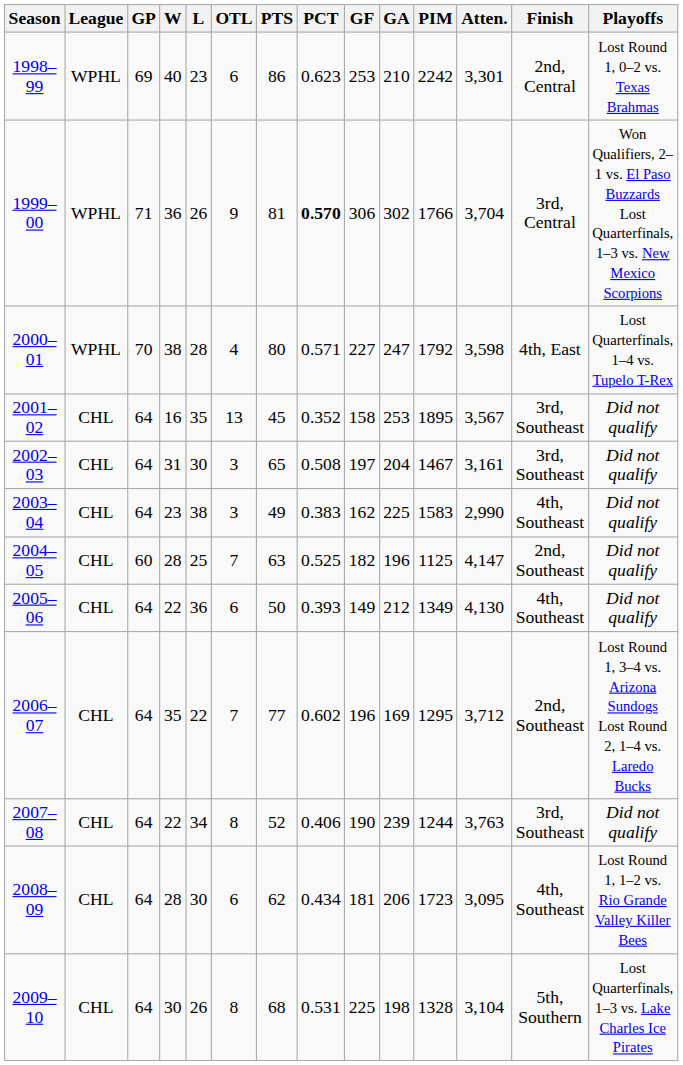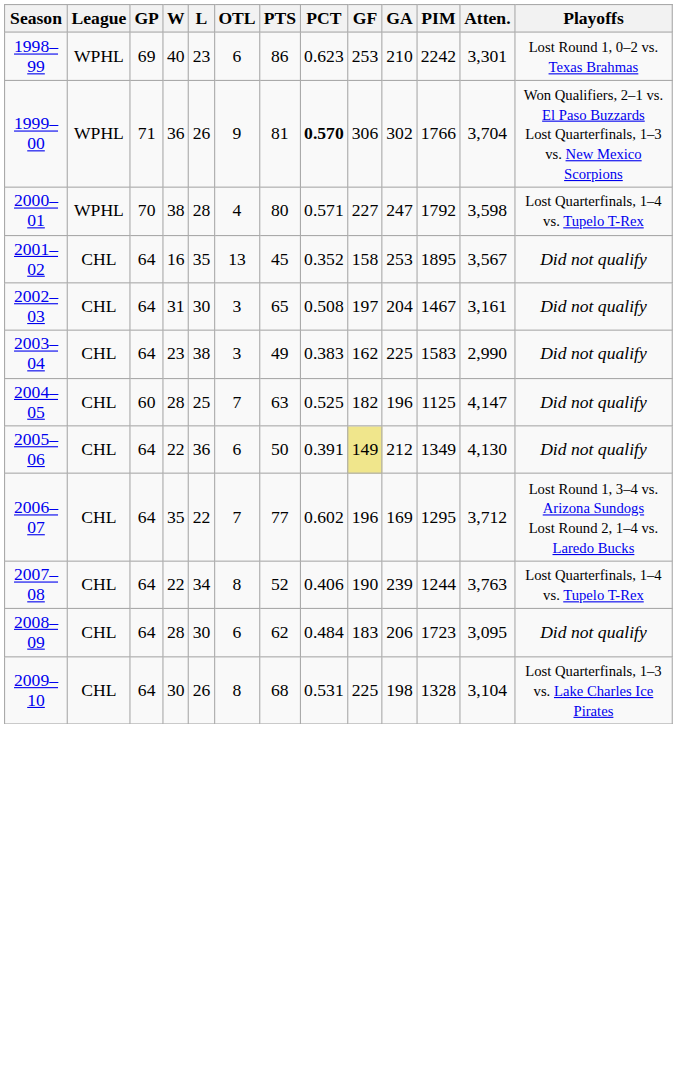- column: (550, 18)
(321, 608) 0.393 -> (324, 449) 0.391
(362, 608) no background -> (365, 449) khaki background
(633, 822) Did not qualify -> (593, 585) Lost Quarterfinals, 1–4 vs. Tupelo T-Rex
(321, 899) 0.434 -> (324, 632) 0.484
(362, 899) 181 -> (365, 632) 183
(633, 900) Lost Round 1, 1–2 vs. Rio Grande Valley Killer Bees -> (593, 632) Did not qualify
